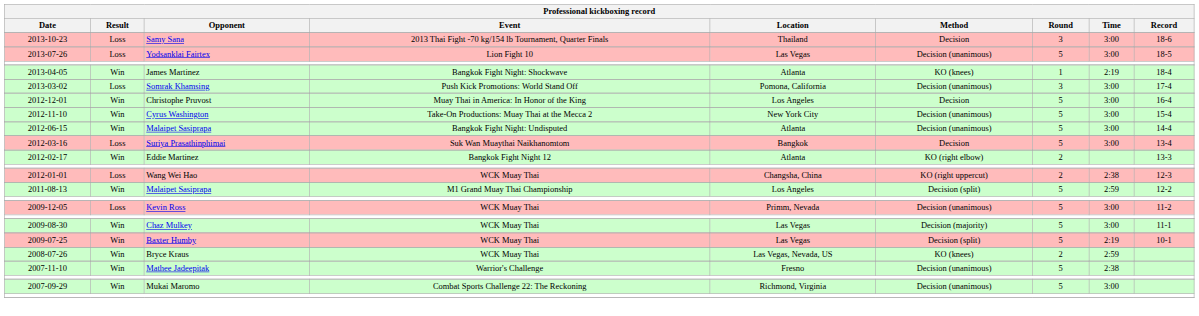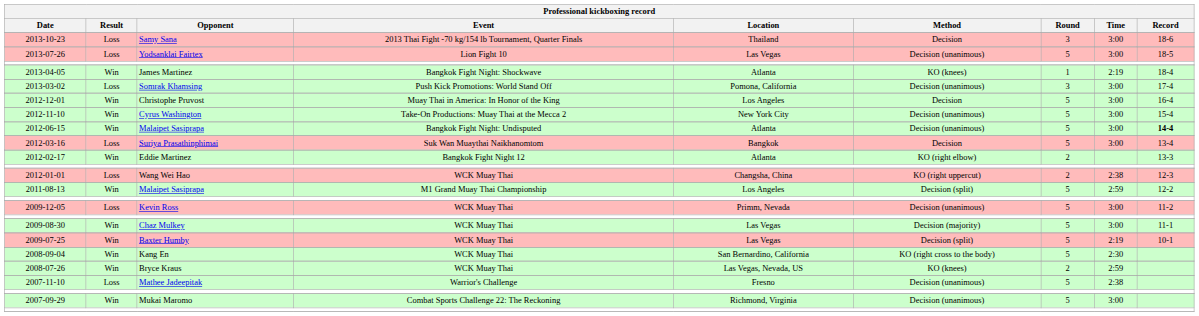(1164, 129) normal -> (1166, 129) bold
+ row: (45, 254)
(117, 268) Win -> (112, 282) Loss
